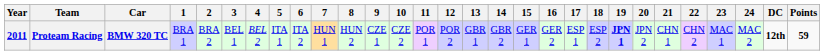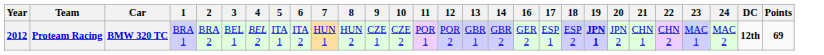- column: (527, 12)
(17, 35) 2011 -> (17, 35) 2012
(804, 35) 59 -> (778, 35) 69
